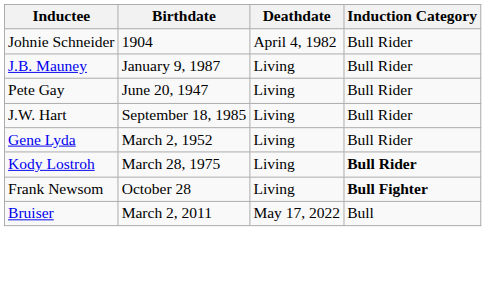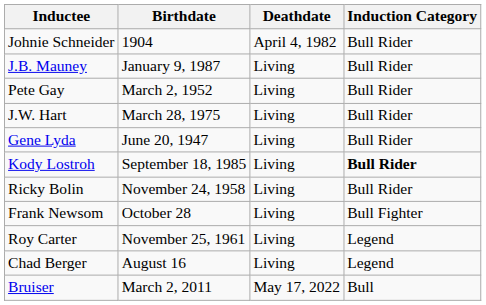(165, 90) June 20, 1947 -> (167, 90) March 2, 1952
(184, 115) September 18, 1985 -> (171, 115) March 28, 1975
(167, 139) March 2, 1952 -> (165, 139) June 20, 1947
(171, 164) March 28, 1975 -> (184, 164) September 18, 1985
+ row: (46, 189)
(388, 189) bold -> (385, 213) normal
+ row: (42, 238)
+ row: (47, 262)
